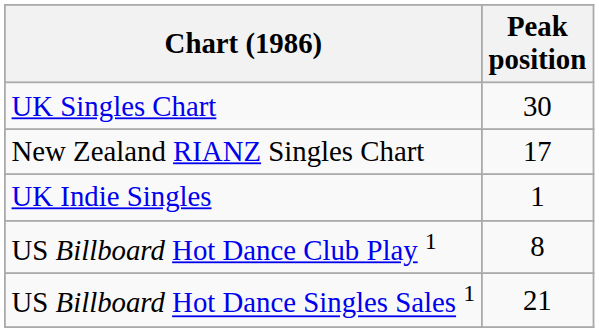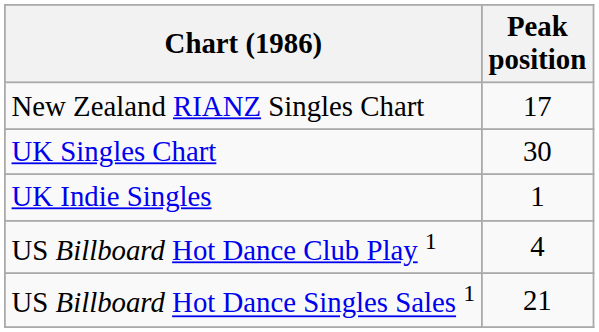rows swapped: (218, 151) <-> (114, 105)
(537, 246) 8 -> (537, 246) 4
